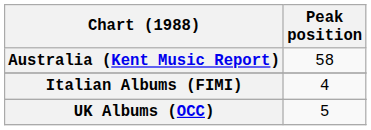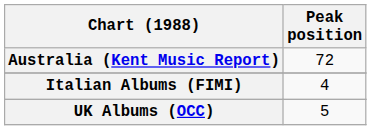(325, 61) 58 -> (325, 61) 72
